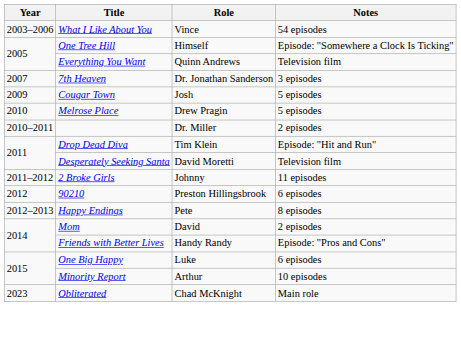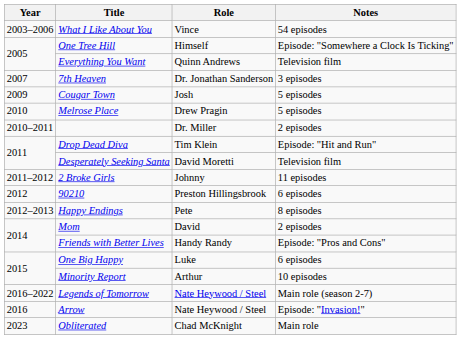+ row: (104, 293)
+ row: (71, 309)
